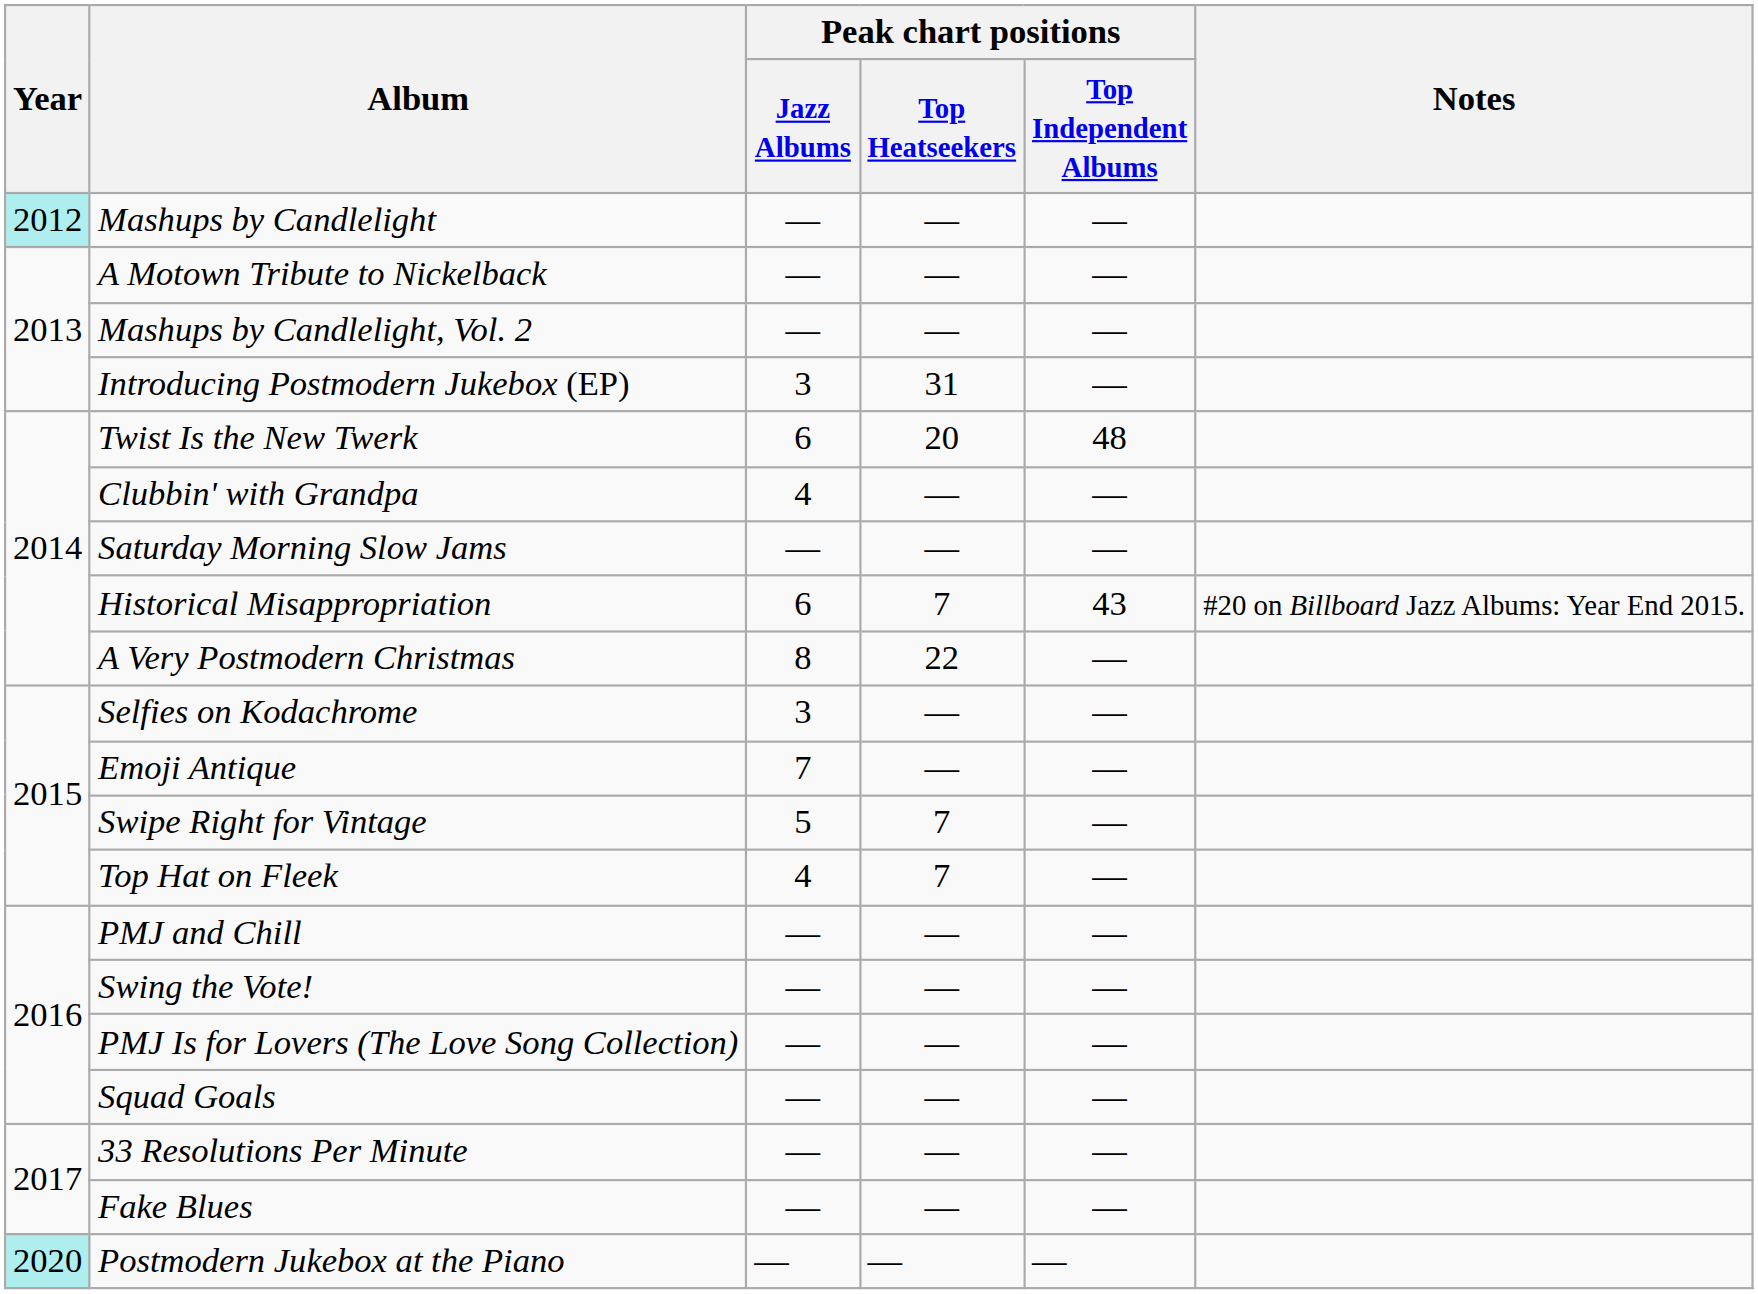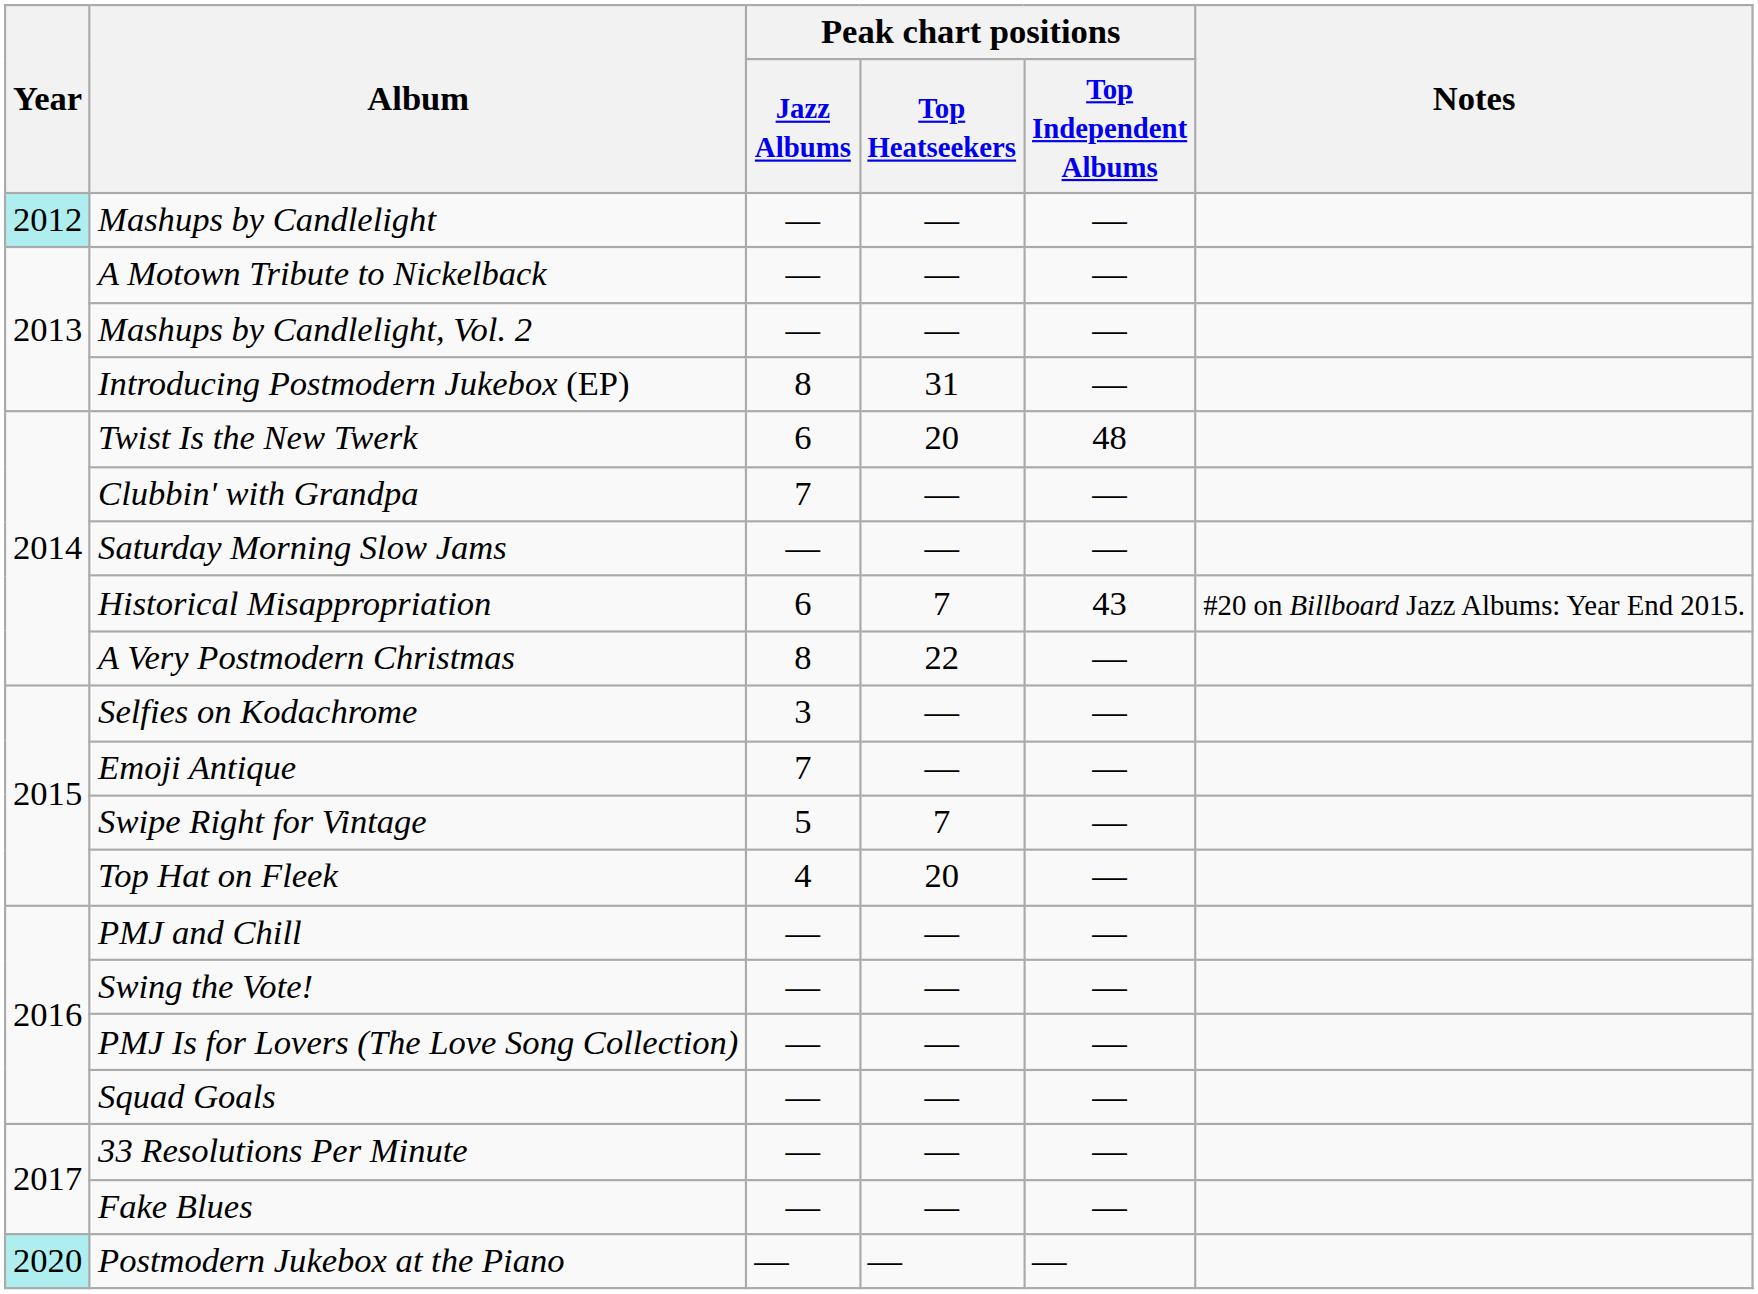(803, 383) 3 -> (803, 383) 8
(803, 493) 4 -> (803, 493) 7
(942, 877) 7 -> (942, 877) 20
